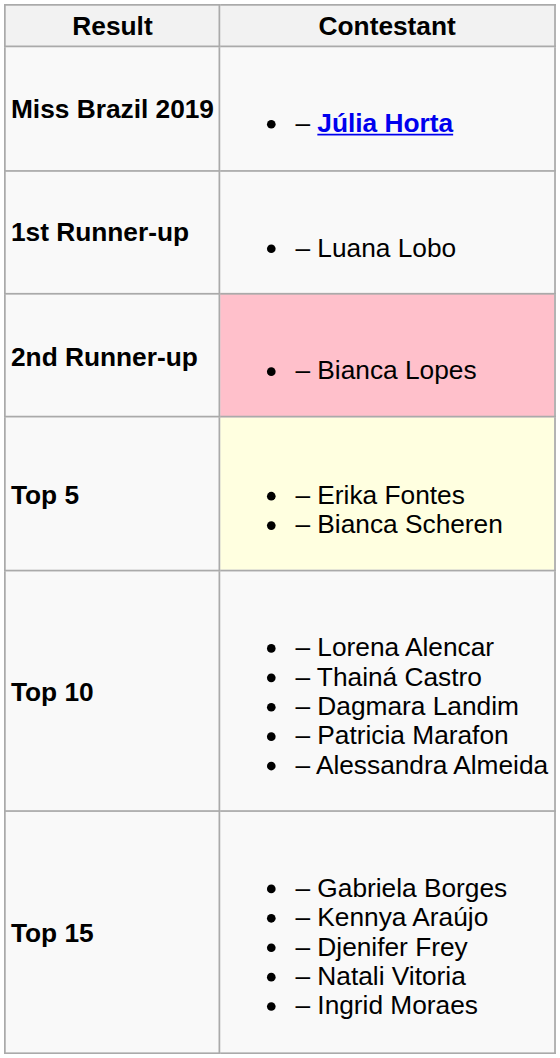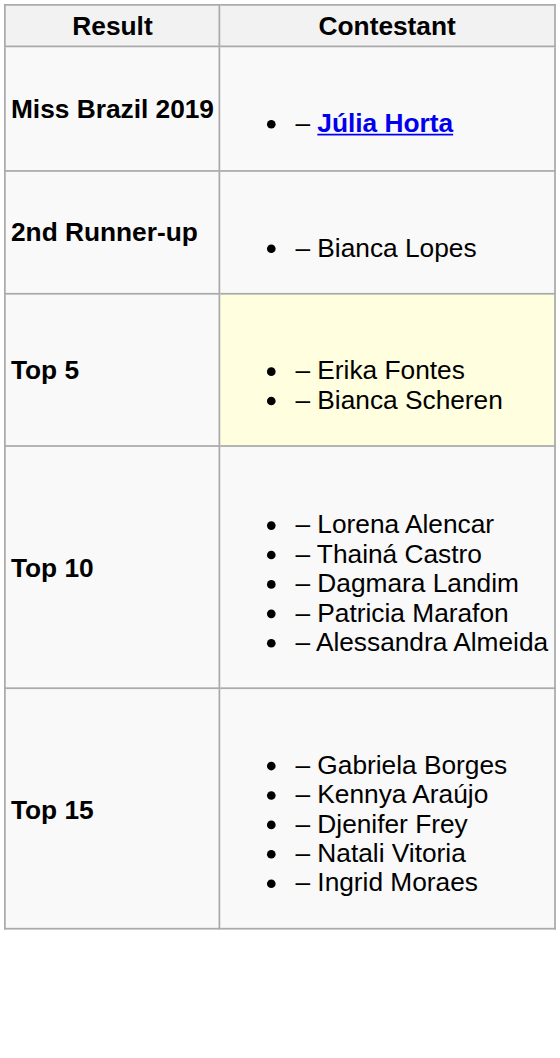- row: (100, 232)
(387, 370) pink background -> (387, 247) no background
